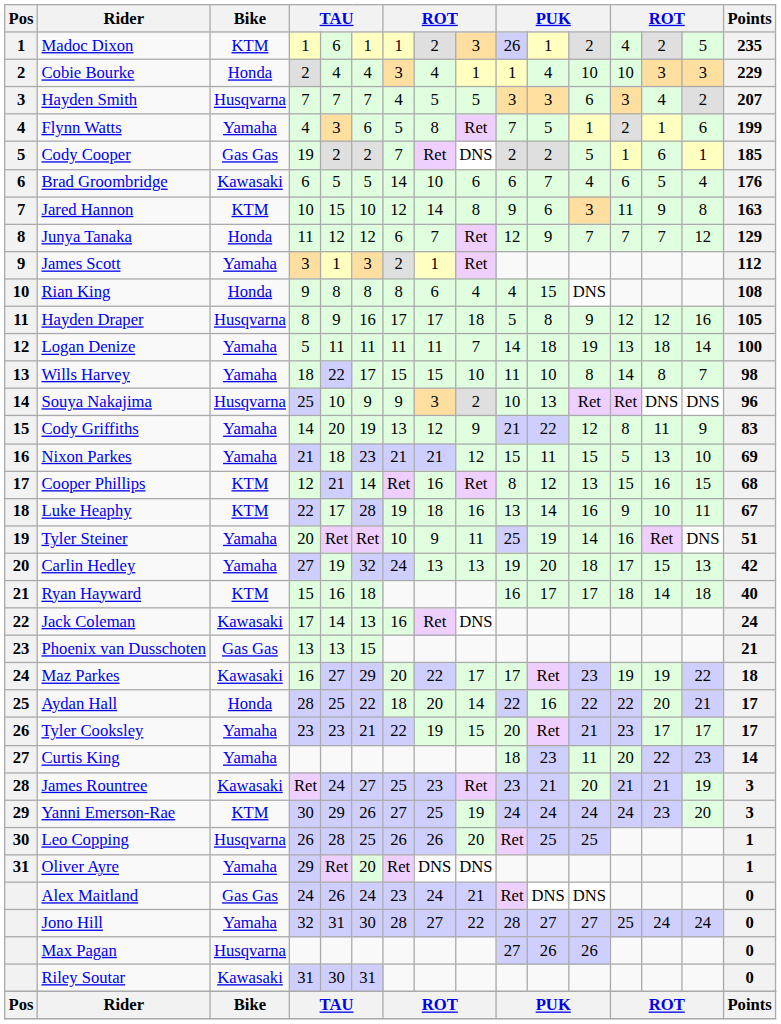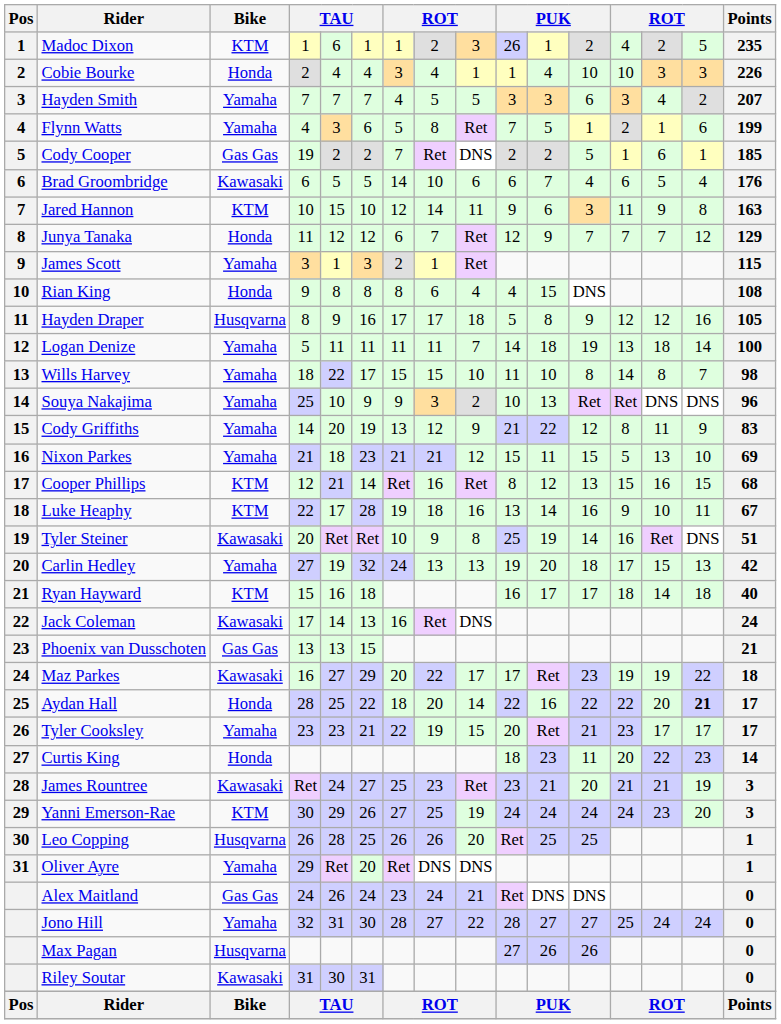(750, 72) 229 -> (750, 72) 226
(250, 100) Husqvarna -> (250, 100) Yamaha
(476, 209) 8 -> (476, 209) 11
(750, 264) 112 -> (750, 264) 115
(250, 401) Husqvarna -> (250, 401) Yamaha
(250, 539) Yamaha -> (250, 539) Kawasaki
(476, 539) 11 -> (476, 539) 8
(703, 703) normal -> (703, 703) bold
(250, 758) Yamaha -> (250, 758) Honda
